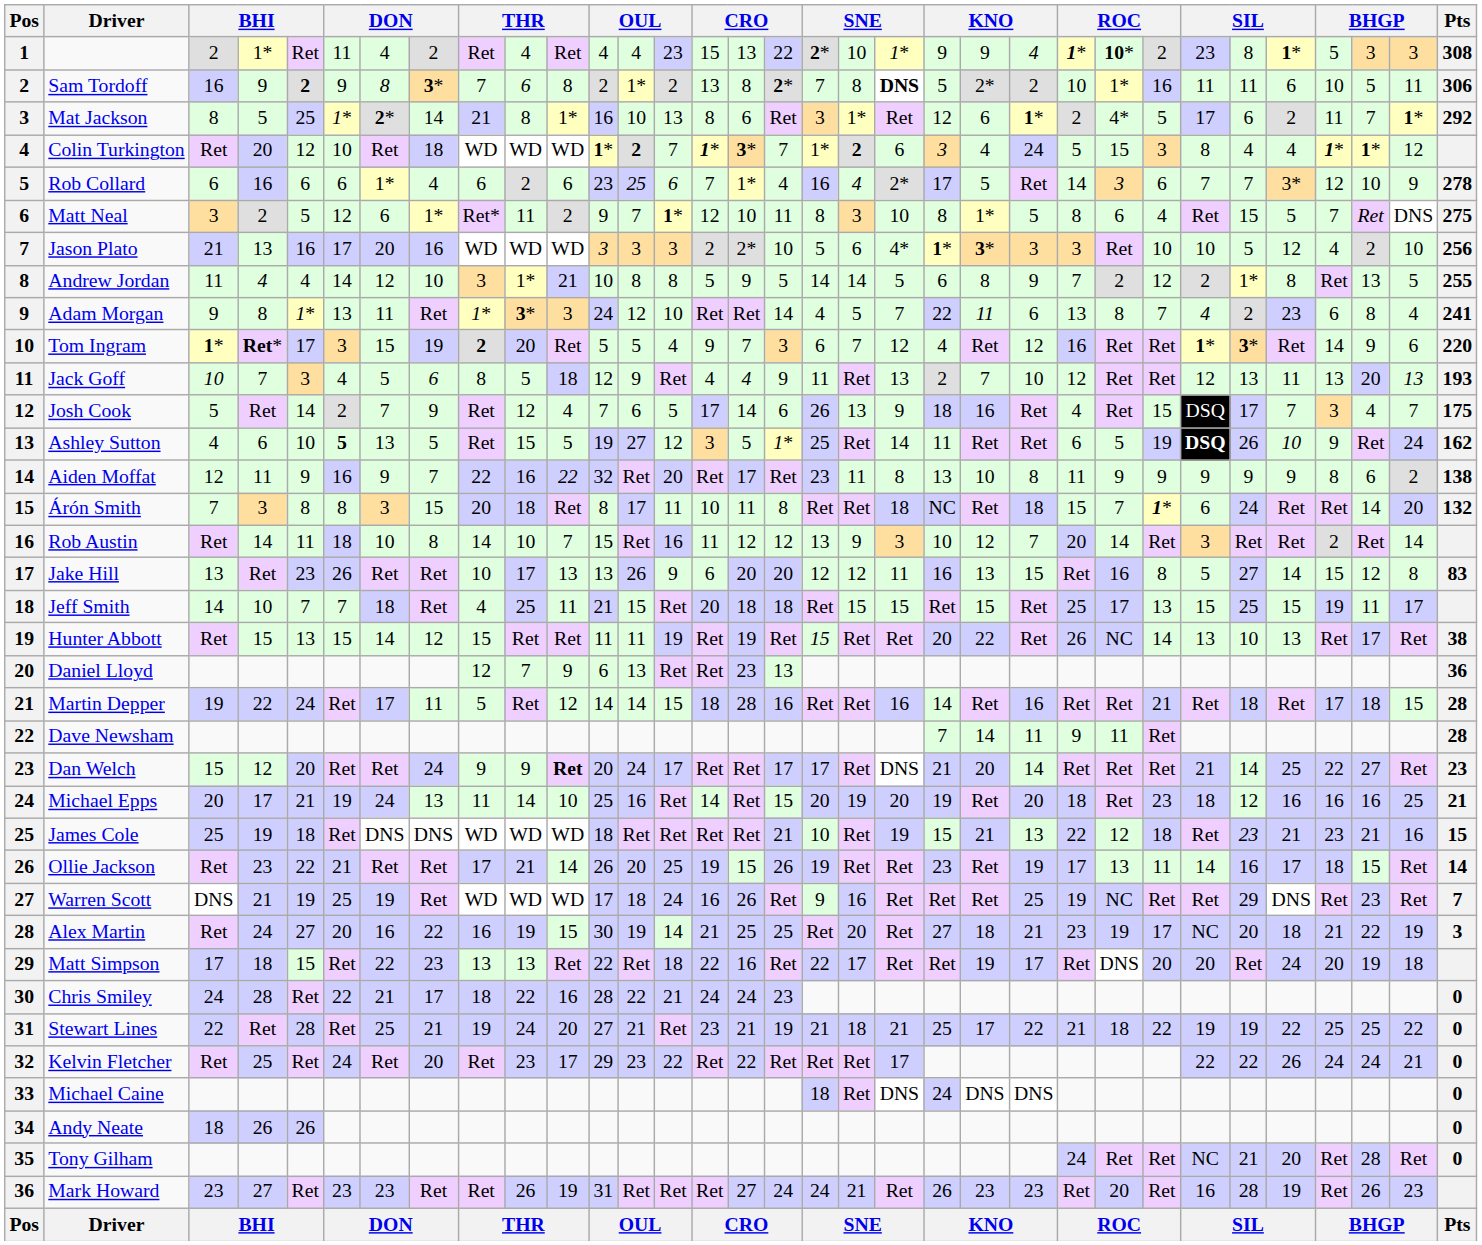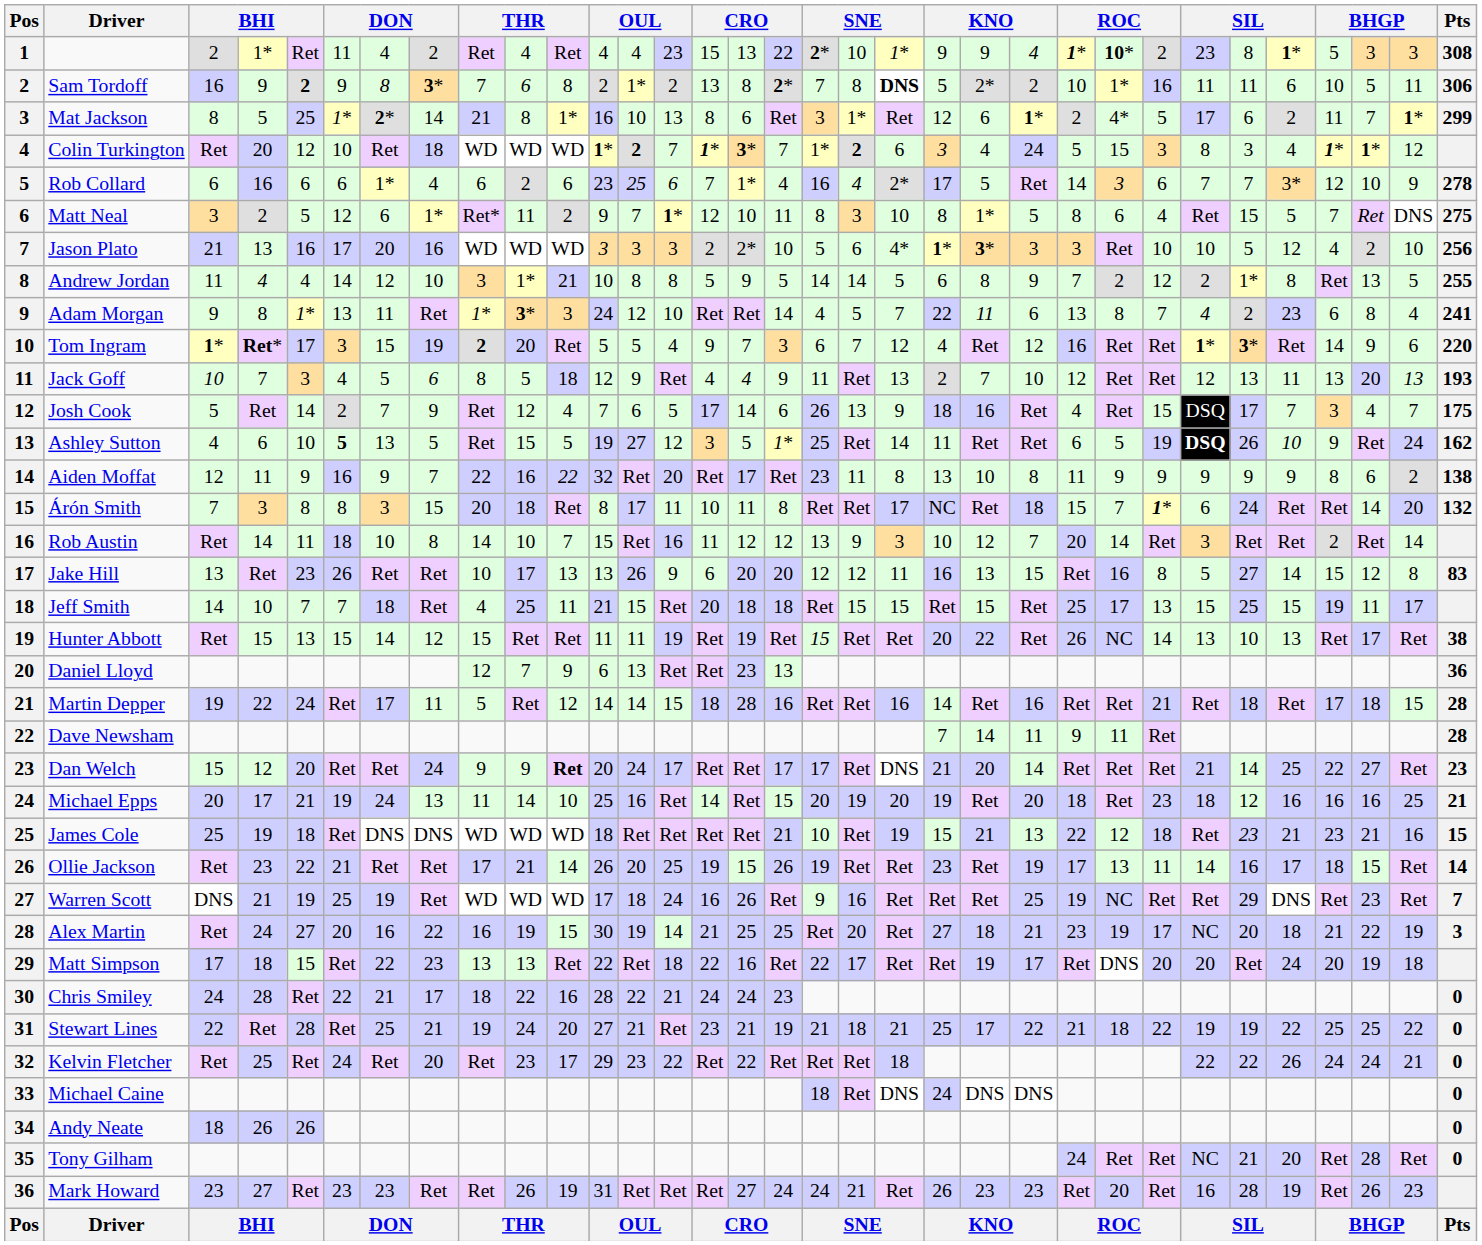(1457, 117) 292 -> (1457, 117) 299
(1248, 150) 4 -> (1248, 150) 3
(899, 508) 18 -> (899, 508) 17
(899, 1061) 17 -> (899, 1061) 18
